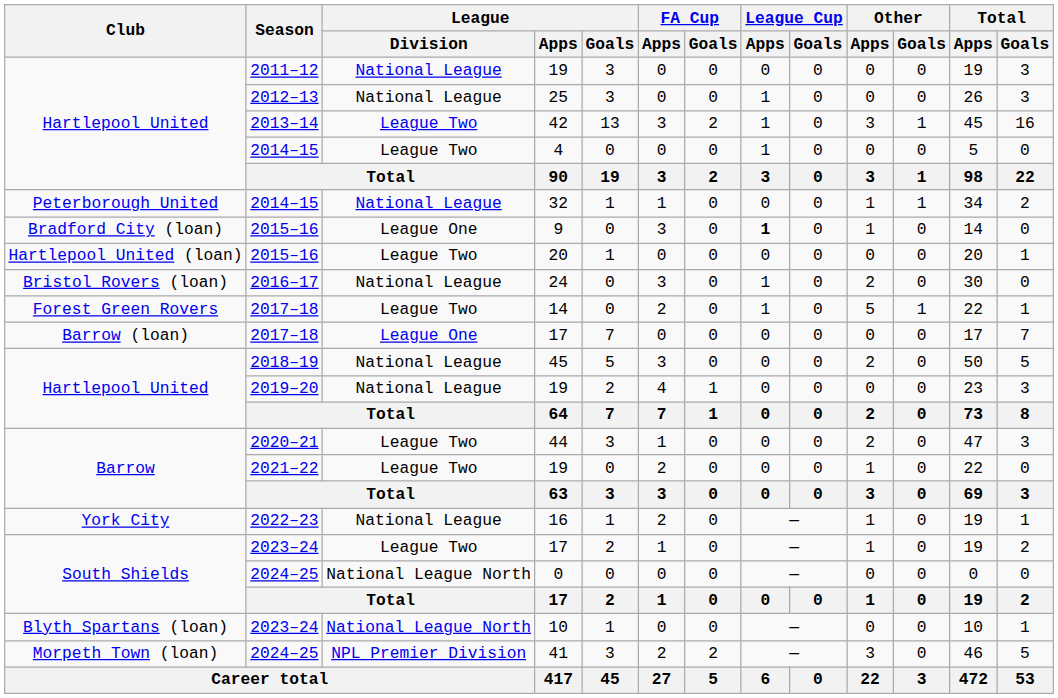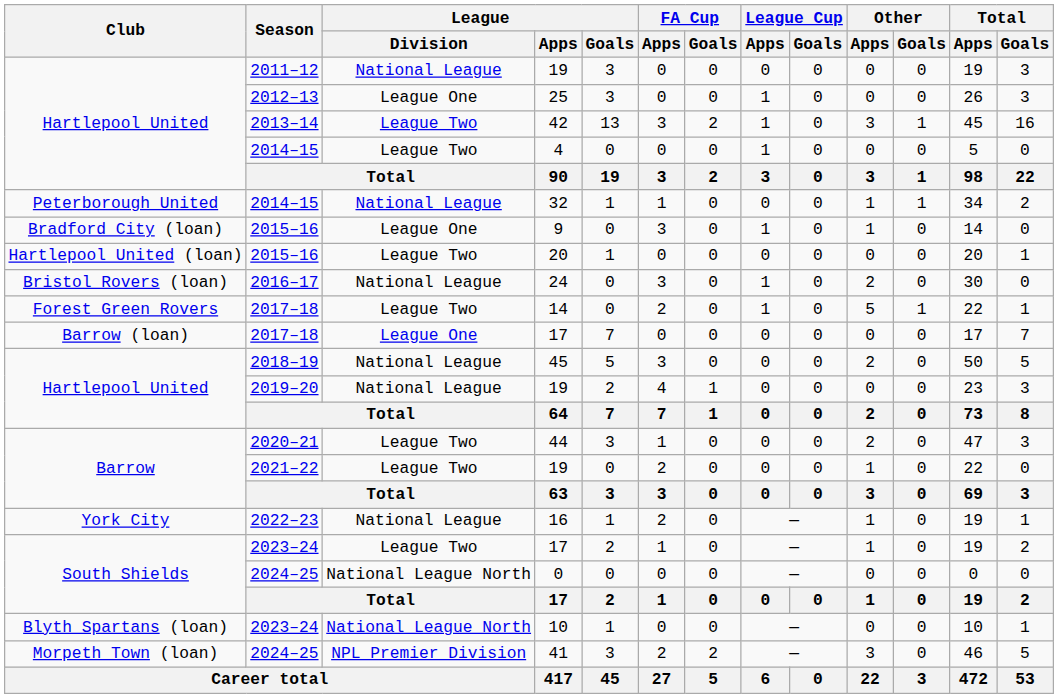(429, 97) National League -> (429, 97) League One
(765, 230) bold -> (765, 230) normal
